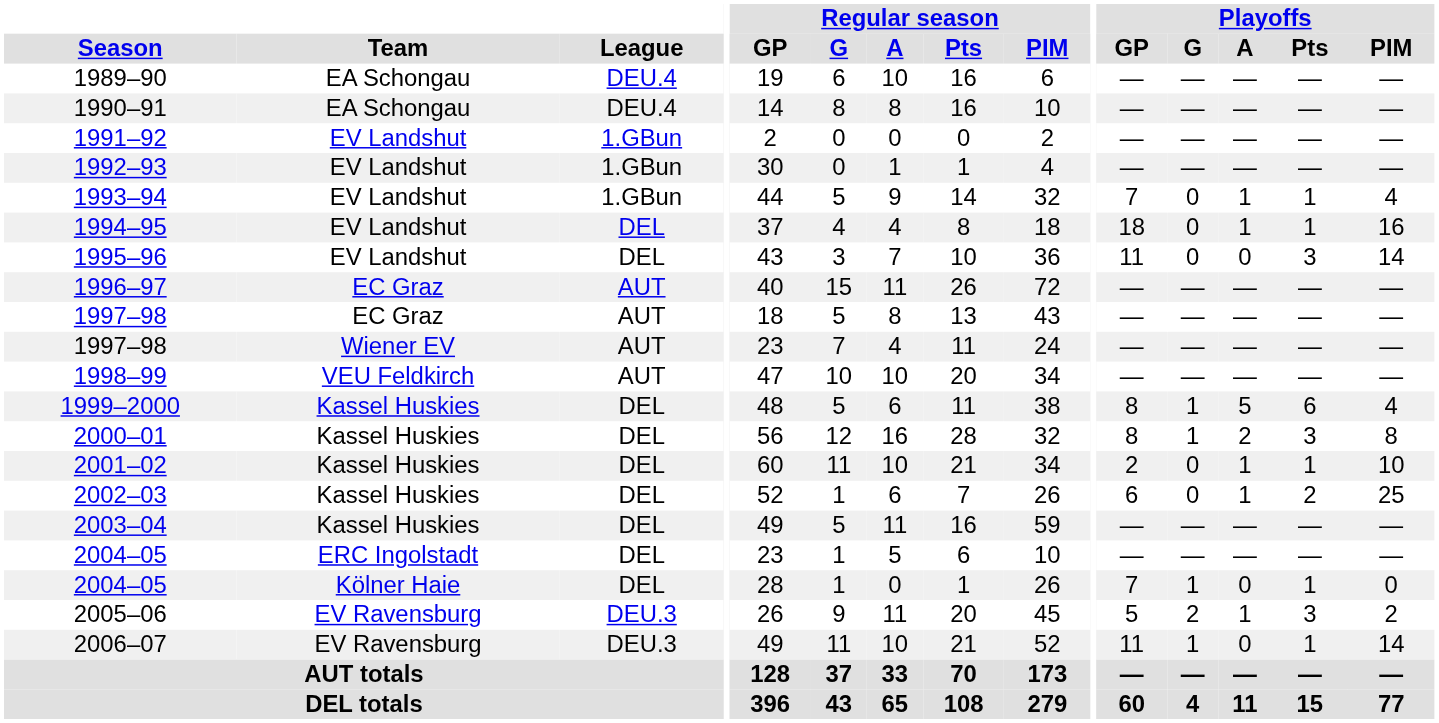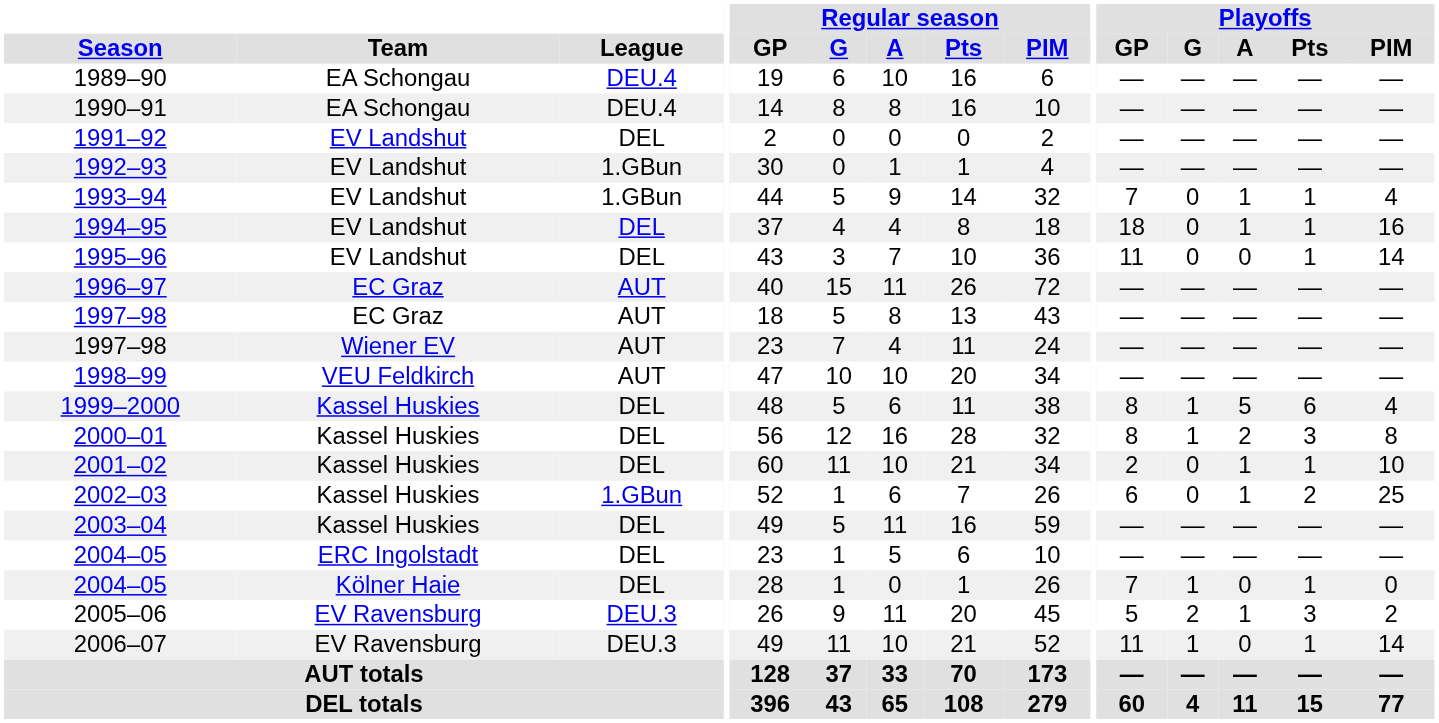(642, 137) 1.GBun -> (642, 137) DEL
(1310, 257) 3 -> (1310, 257) 1
(642, 495) DEL -> (642, 495) 1.GBun
